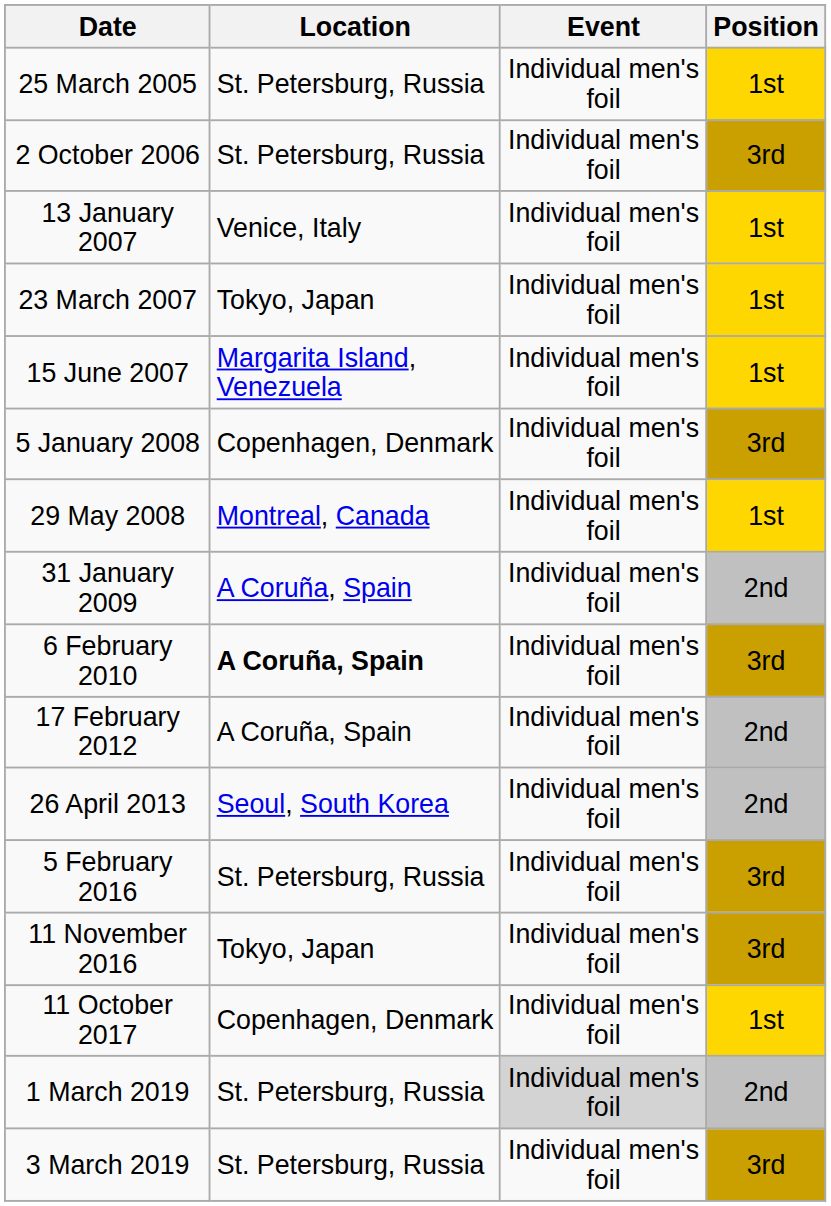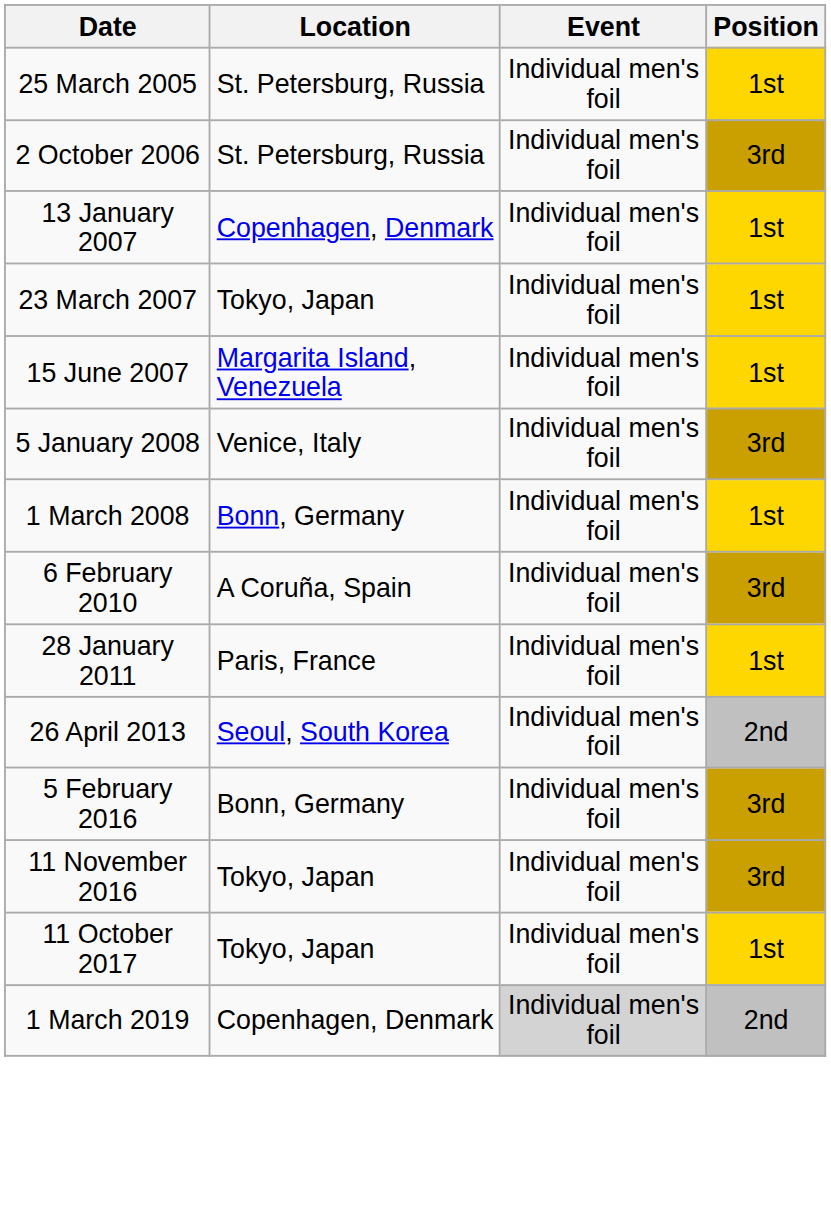(289, 228) Venice, Italy -> (355, 228) Copenhagen, Denmark
(355, 444) Copenhagen, Denmark -> (289, 444) Venice, Italy
+ row: (108, 516)
- row: (108, 516)
- row: (108, 588)
(320, 660) bold -> (314, 588) normal
+ row: (108, 660)
- row: (108, 732)
(351, 876) St. Petersburg, Russia -> (310, 804) Bonn, Germany
(355, 1021) Copenhagen, Denmark -> (296, 949) Tokyo, Japan
(351, 1093) St. Petersburg, Russia -> (355, 1021) Copenhagen, Denmark
- row: (108, 1165)
